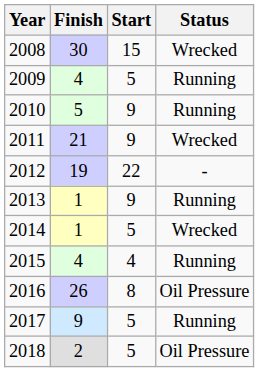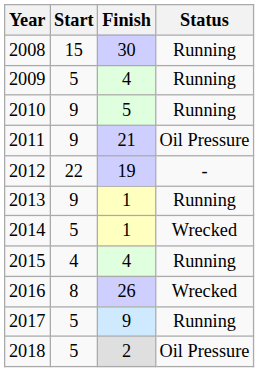columns swapped: (131, 19) <-> (78, 19)
(204, 50) Wrecked -> (204, 50) Running
(204, 140) Wrecked -> (204, 140) Oil Pressure
(204, 291) Oil Pressure -> (204, 291) Wrecked
